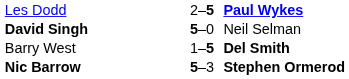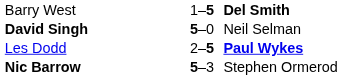rows swapped: (36, 10) <-> (40, 48)
(284, 67) bold -> (281, 67) normal
